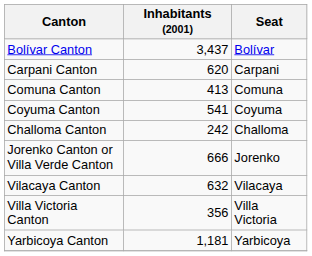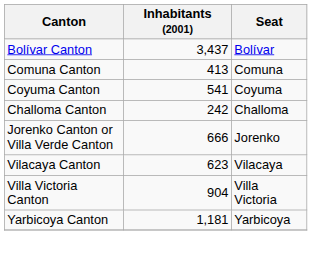- row: (52, 69)
(218, 185) 632 -> (218, 165) 623
(218, 213) 356 -> (218, 192) 904
